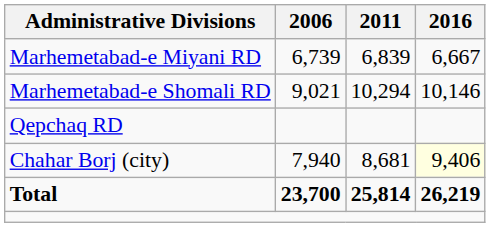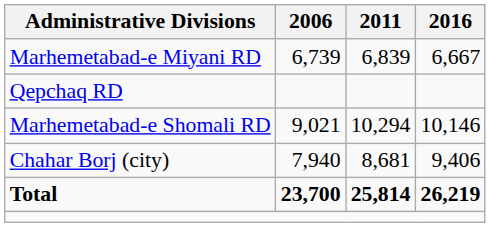rows swapped: (140, 90) <-> (66, 125)
(456, 159) lightyellow background -> (456, 159) no background
